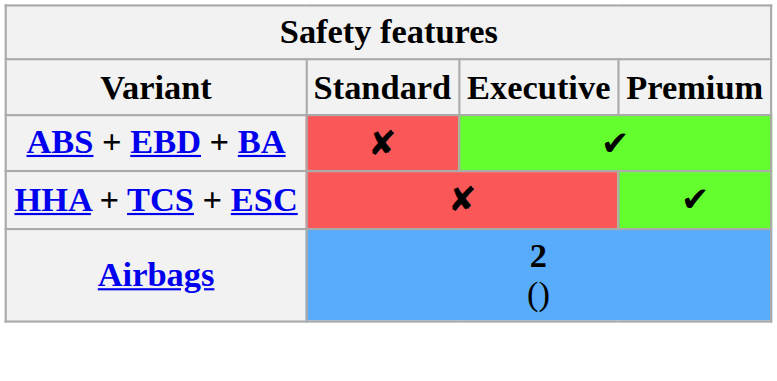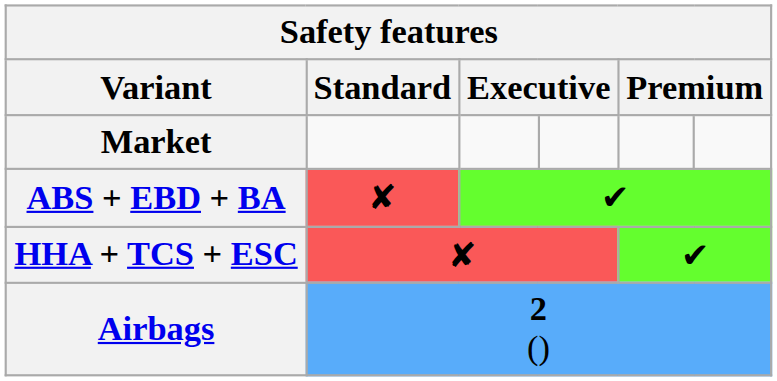+ row: (156, 141)
